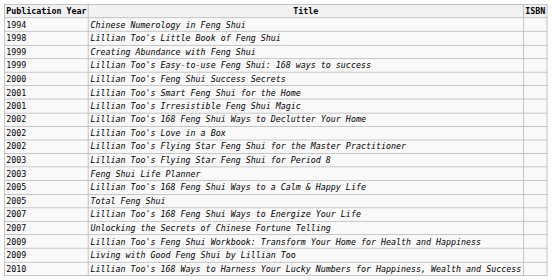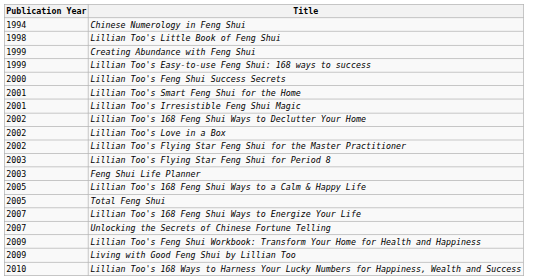- column: (535, 11)
